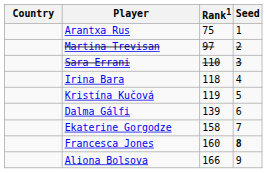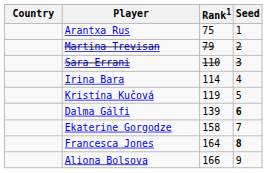(208, 47) 97 -> (208, 47) 79
(211, 79) 118 -> (211, 79) 114
(239, 112) normal -> (239, 112) bold
(211, 144) 160 -> (211, 144) 164
